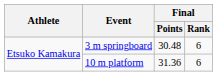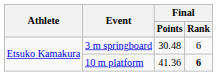(170, 62) 31.36 -> (170, 62) 41.36
(198, 62) normal -> (198, 62) bold
